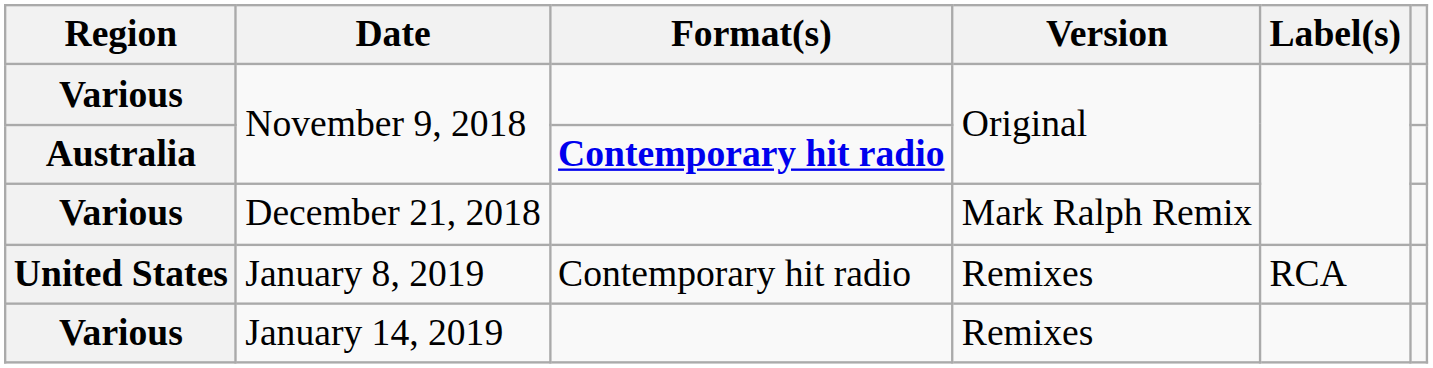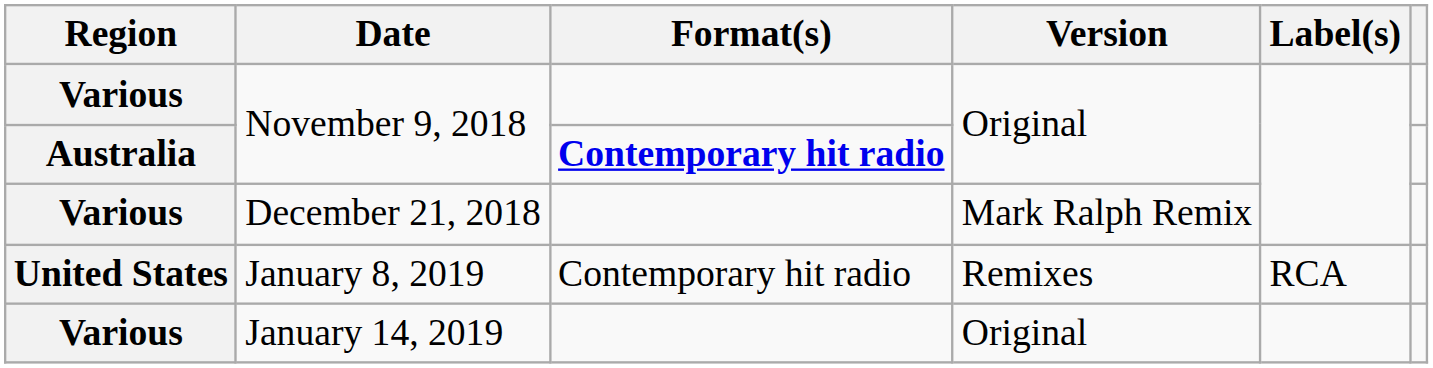(1028, 332) Remixes -> (1025, 332) Original
